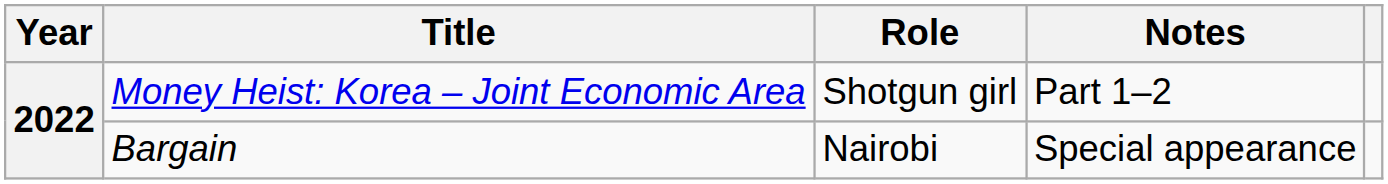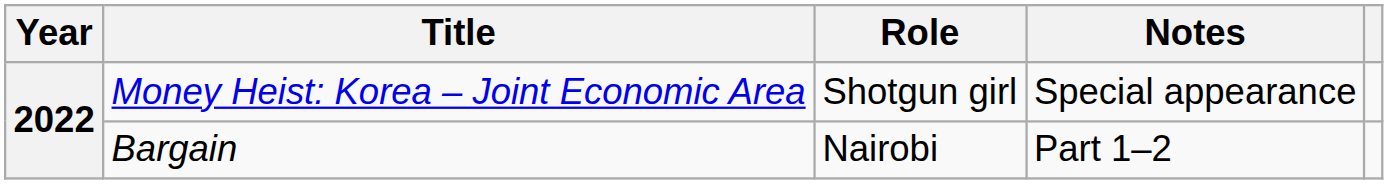(1103, 91) Part 1–2 -> (1195, 91) Special appearance
(1195, 149) Special appearance -> (1103, 149) Part 1–2
